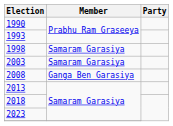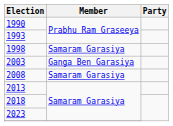(86, 62) Samaram Garasiya -> (91, 62) Ganga Ben Garasiya
(91, 75) Ganga Ben Garasiya -> (86, 75) Samaram Garasiya
